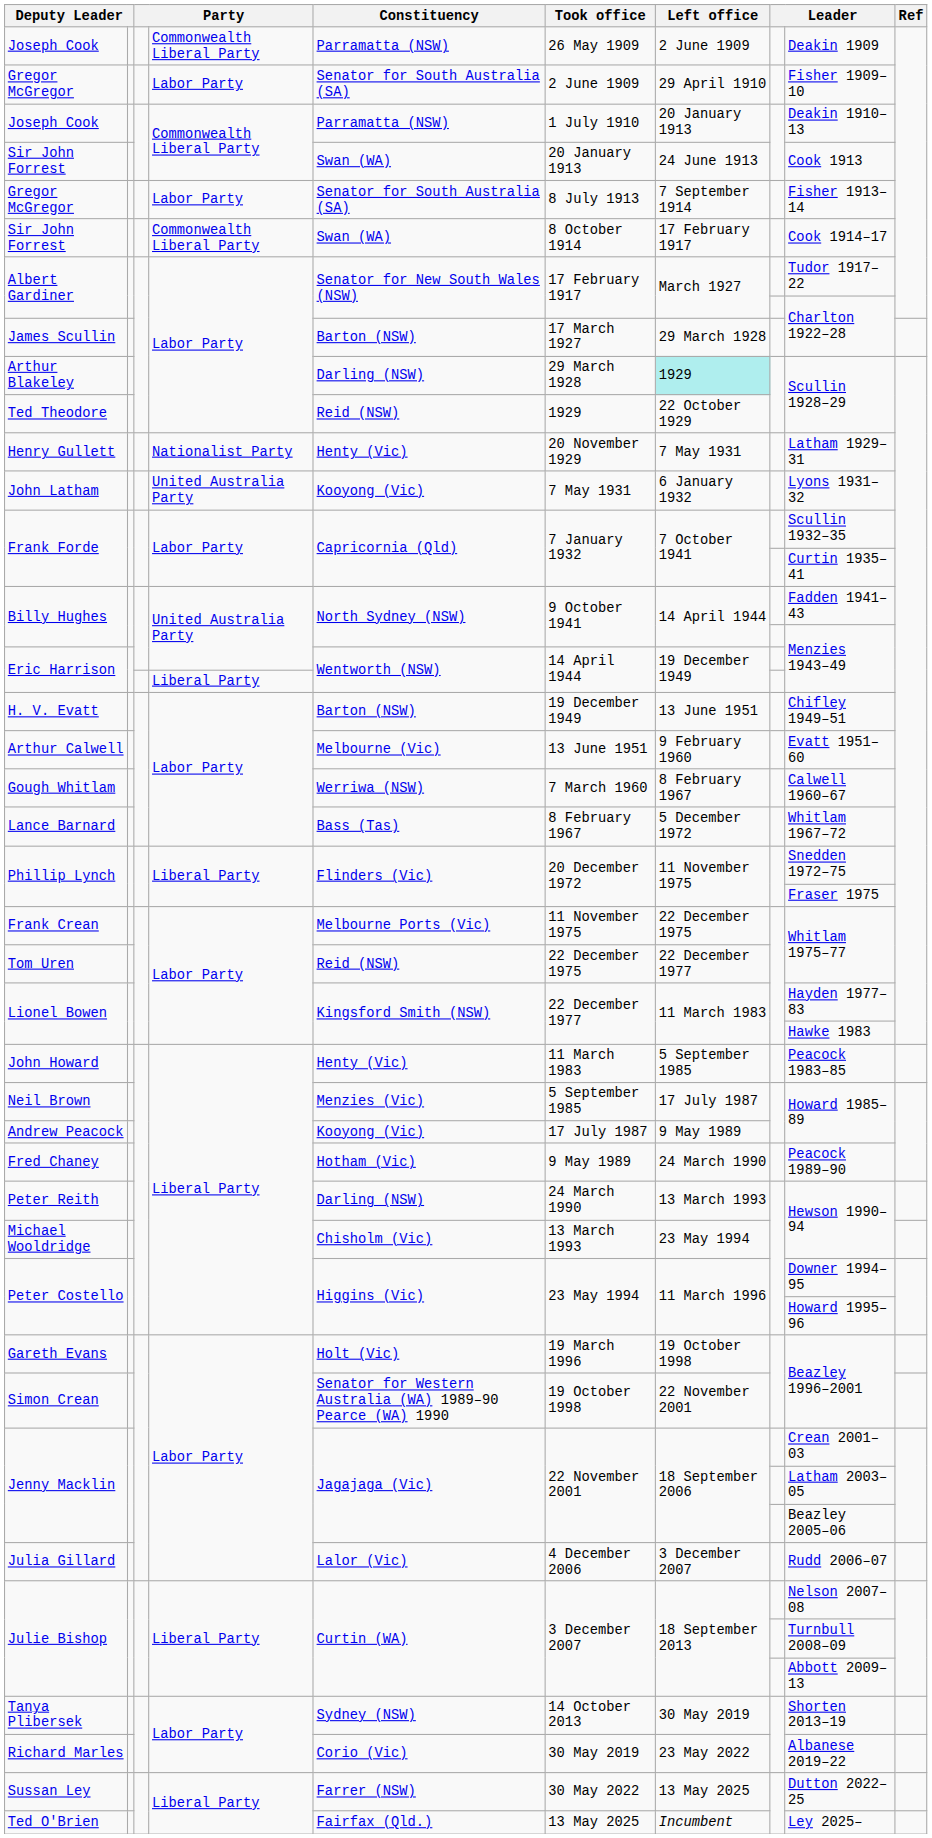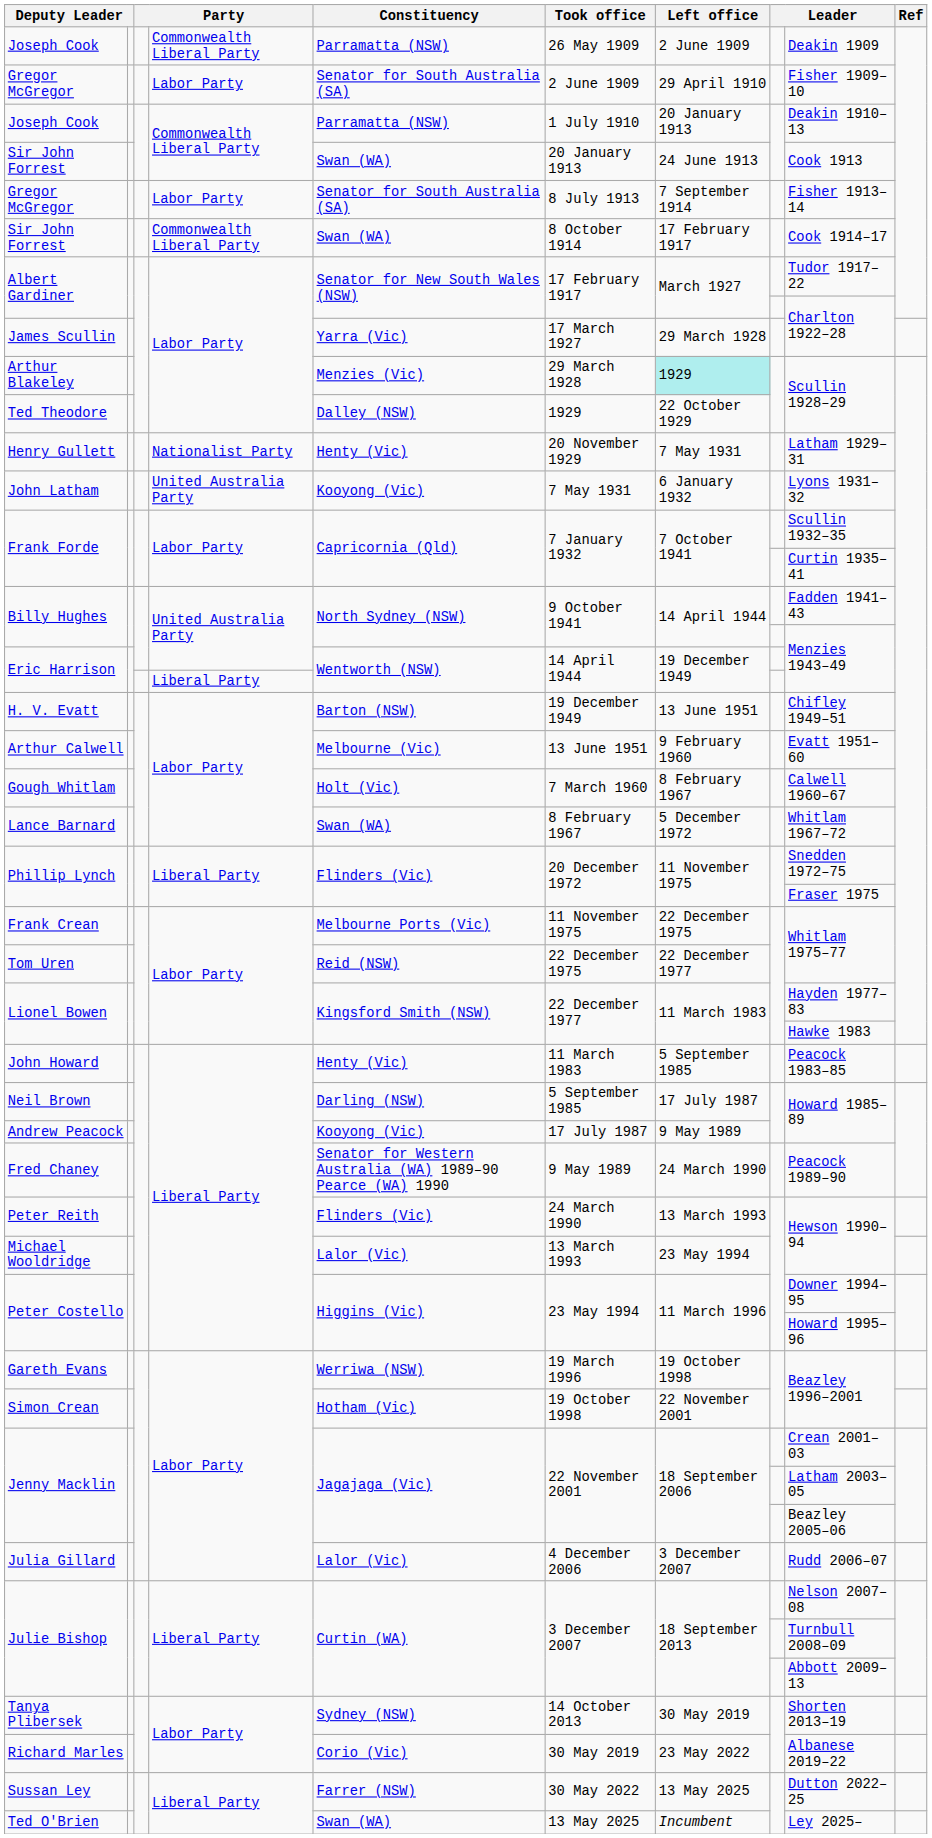(366, 337) Barton (NSW) -> (362, 337) Yarra (Vic)
(370, 375) Darling (NSW) -> (370, 375) Menzies (Vic)
(358, 414) Reid (NSW) -> (366, 414) Dalley (NSW)
(370, 788) Werriwa (NSW) -> (358, 788) Holt (Vic)
(358, 826) Bass (Tas) -> (354, 826) Swan (WA)
(370, 1102) Menzies (Vic) -> (370, 1102) Darling (NSW)
(366, 1162) Hotham (Vic) -> (408, 1170) Senator for Western Australia (WA) 1989–90 Pearce (WA) 1990
(370, 1201) Darling (NSW) -> (374, 1217) Flinders (Vic)
(374, 1239) Chisholm (Vic) -> (362, 1255) Lalor (Vic)
(358, 1354) Holt (Vic) -> (370, 1370) Werriwa (NSW)
(408, 1400) Senator for Western Australia (WA) 1989–90 Pearce (WA) 1990 -> (366, 1408) Hotham (Vic)
(374, 1822) Fairfax (Qld.) -> (354, 1822) Swan (WA)
